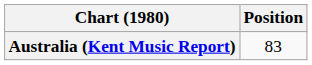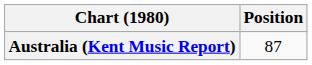(273, 45) 83 -> (273, 45) 87
